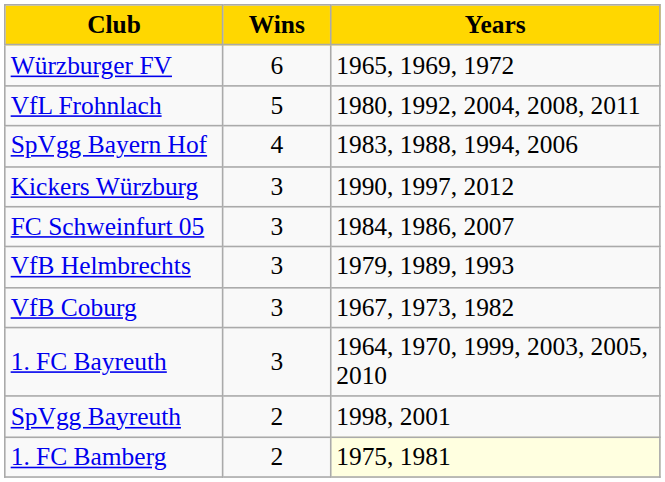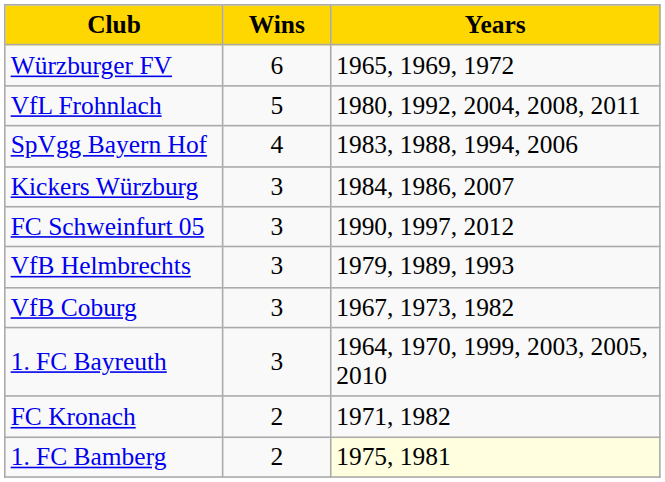(425, 186) 1990, 1997, 2012 -> (425, 186) 1984, 1986, 2007
(425, 226) 1984, 1986, 2007 -> (425, 226) 1990, 1997, 2012
- row: (96, 416)
+ row: (73, 416)
